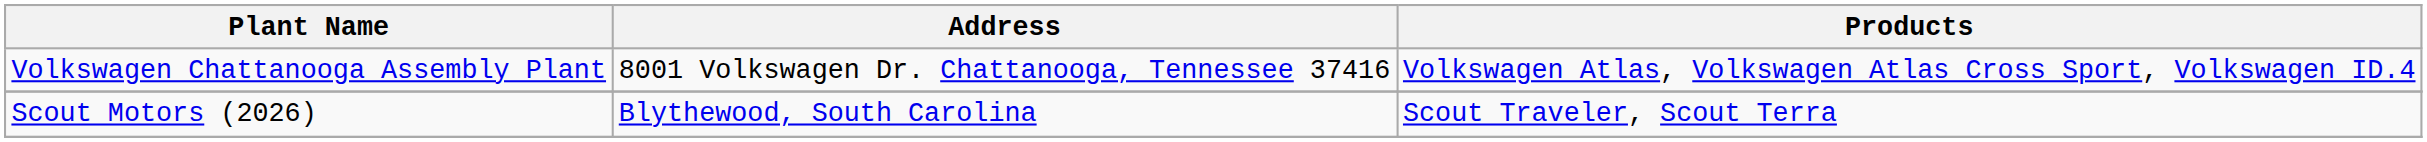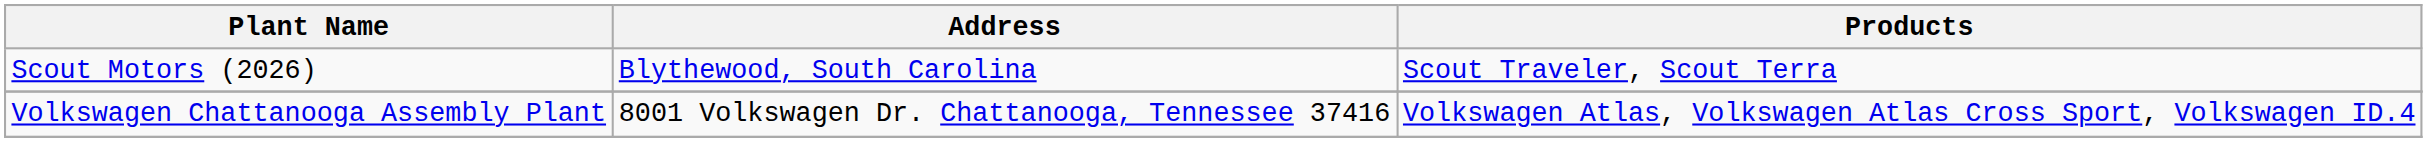rows swapped: (309, 70) <-> (164, 114)
